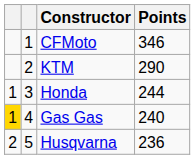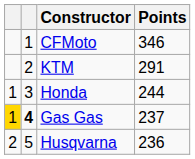(151, 67) 290 -> (151, 67) 291
(29, 117) normal -> (29, 117) bold
(151, 117) 240 -> (151, 117) 237
